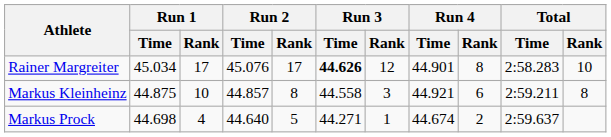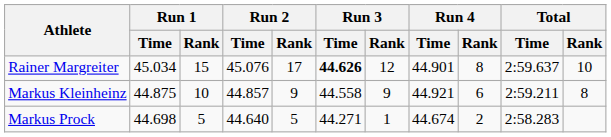(201, 68) 17 -> (201, 68) 15
(532, 68) 2:58.283 -> (532, 68) 2:59.637
(294, 93) 8 -> (294, 93) 9
(387, 93) 3 -> (387, 93) 9
(201, 119) 4 -> (201, 119) 5
(532, 119) 2:59.637 -> (532, 119) 2:58.283
